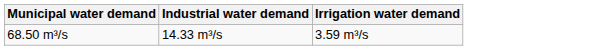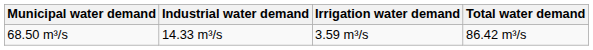+ column: (526, 14)
